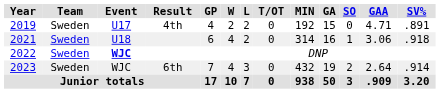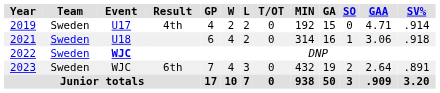(417, 25) .891 -> (417, 25) .914
(417, 67) .914 -> (417, 67) .891
